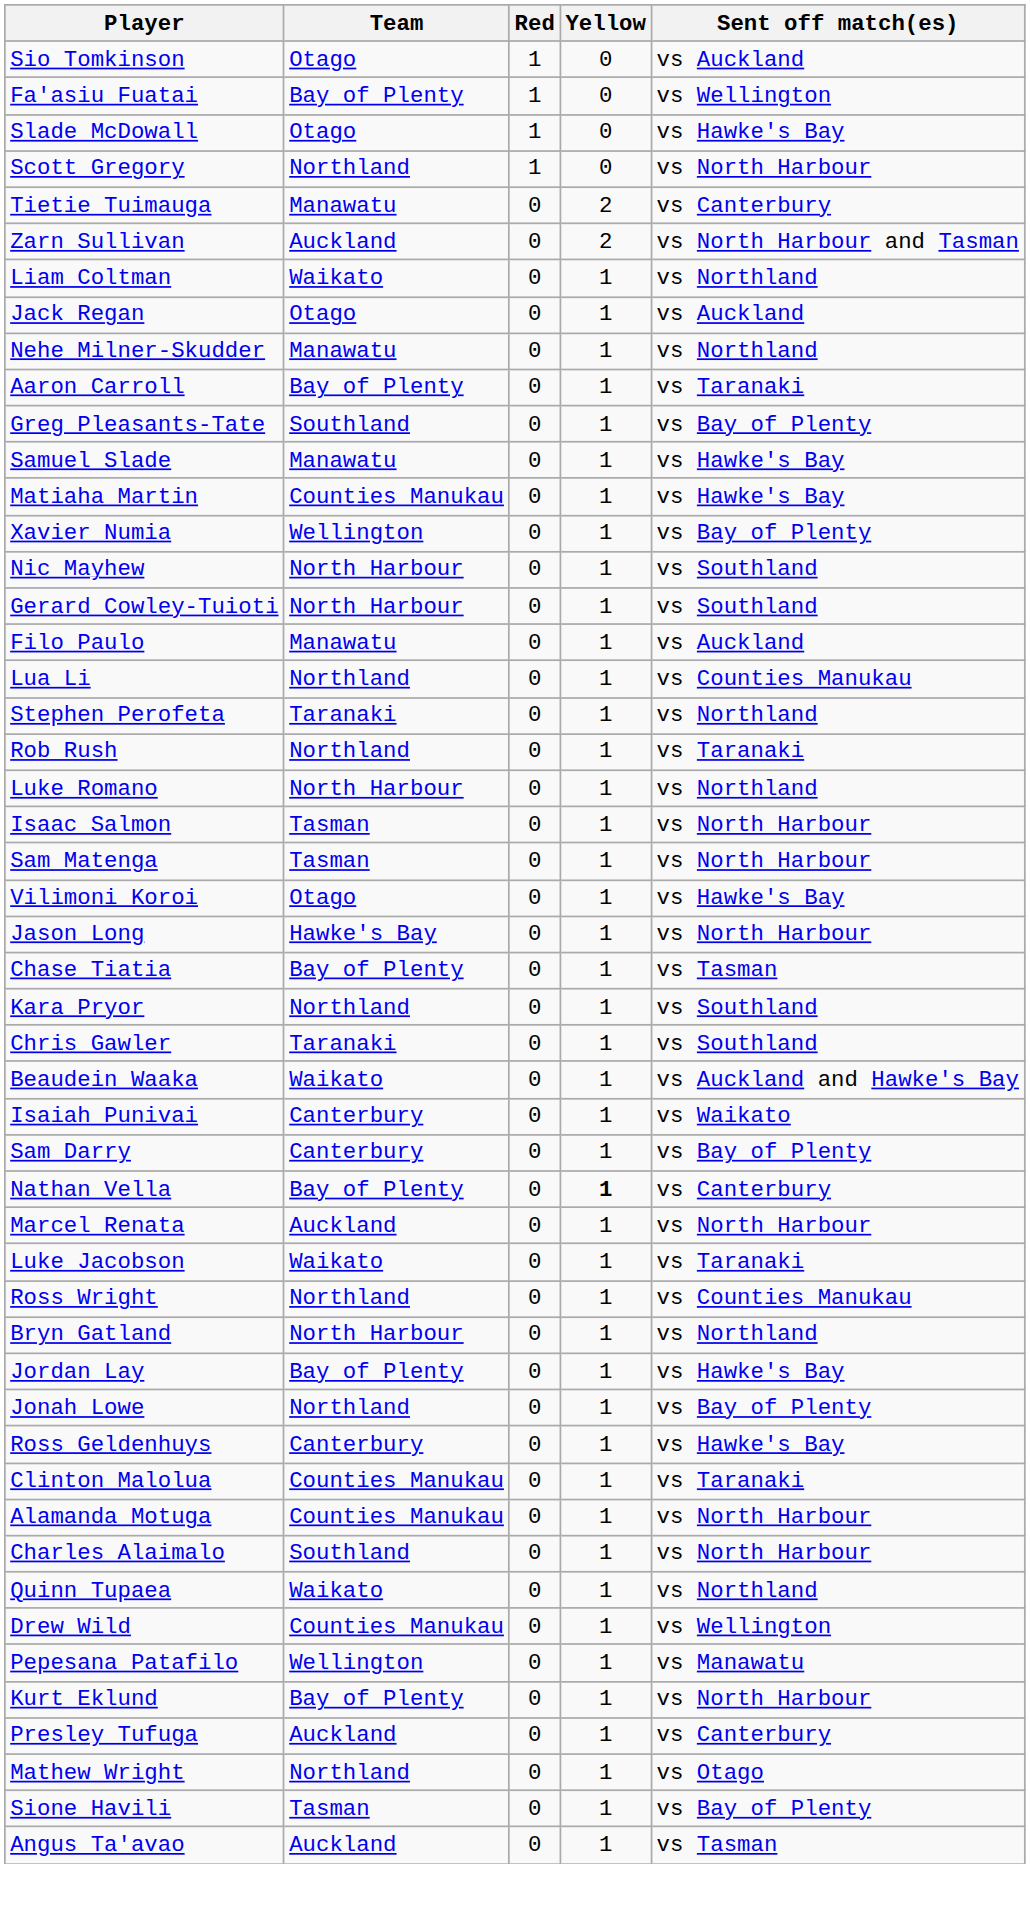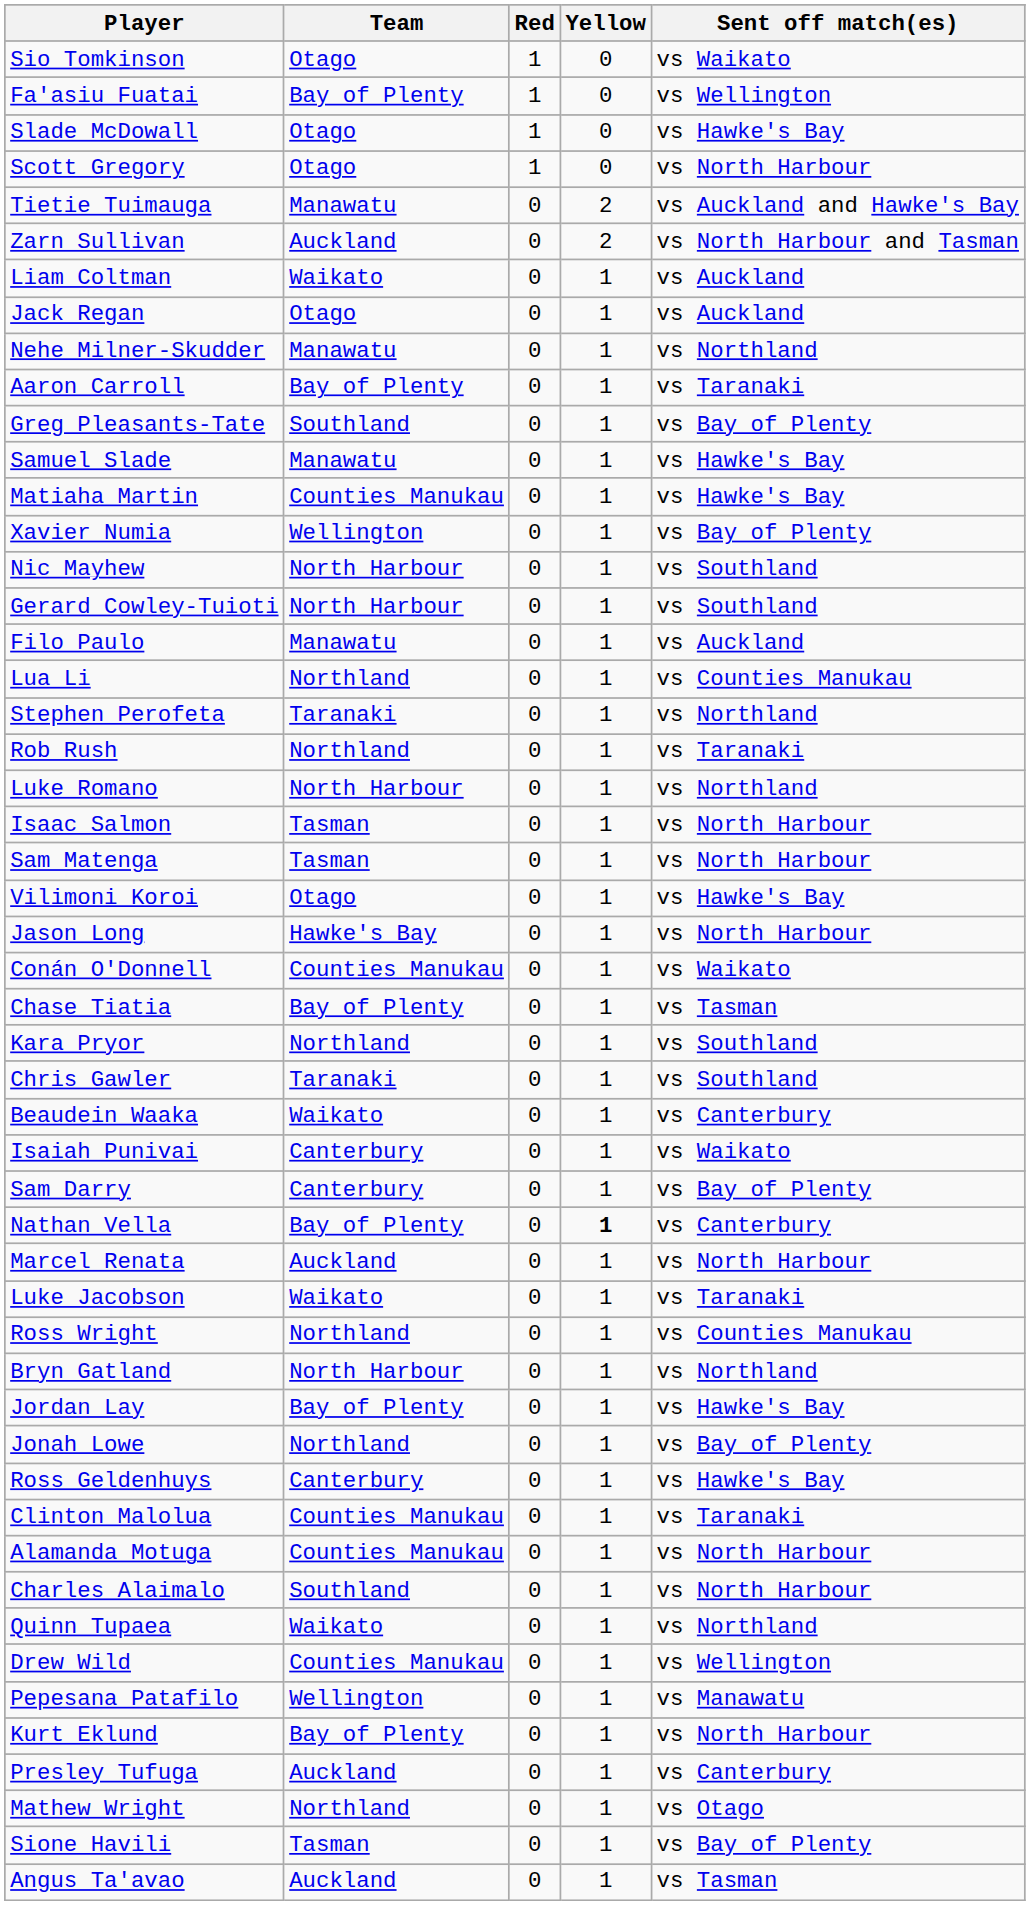(730, 60) vs Auckland -> (724, 60) vs Waikato
(350, 169) Northland -> (323, 169) Otago
(744, 205) vs Canterbury -> (838, 205) vs Auckland and Hawke's Bay
(737, 278) vs Northland -> (730, 278) vs Auckland
+ row: (111, 971)
(838, 1080) vs Auckland and Hawke's Bay -> (744, 1116) vs Canterbury
